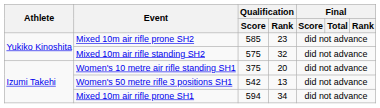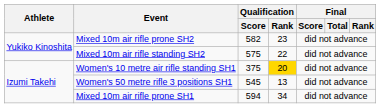(253, 40) 585 -> (253, 40) 582
(282, 54) 32 -> (282, 54) 22
(282, 68) no background -> (282, 68) gold background
(253, 82) 542 -> (253, 82) 545
